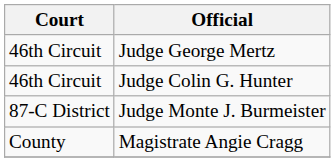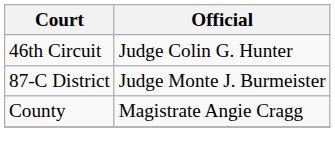- row: (197, 50)
